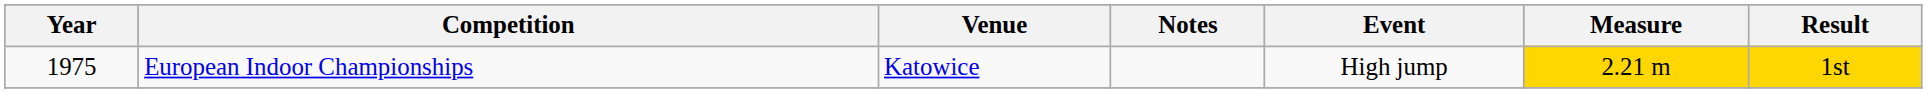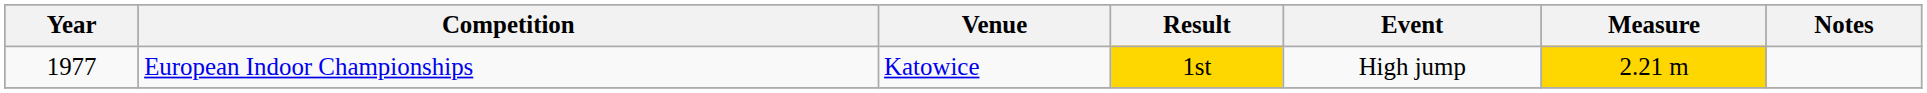columns swapped: (1835, 25) <-> (1188, 25)
(72, 66) 1975 -> (72, 66) 1977
